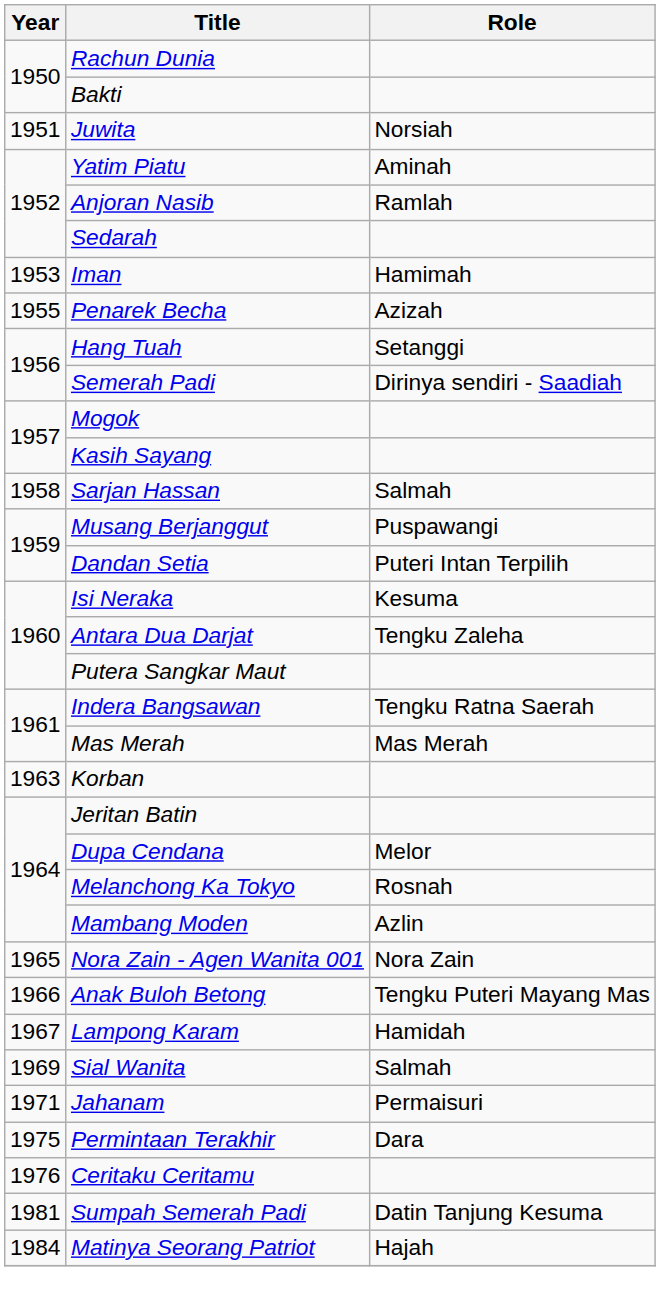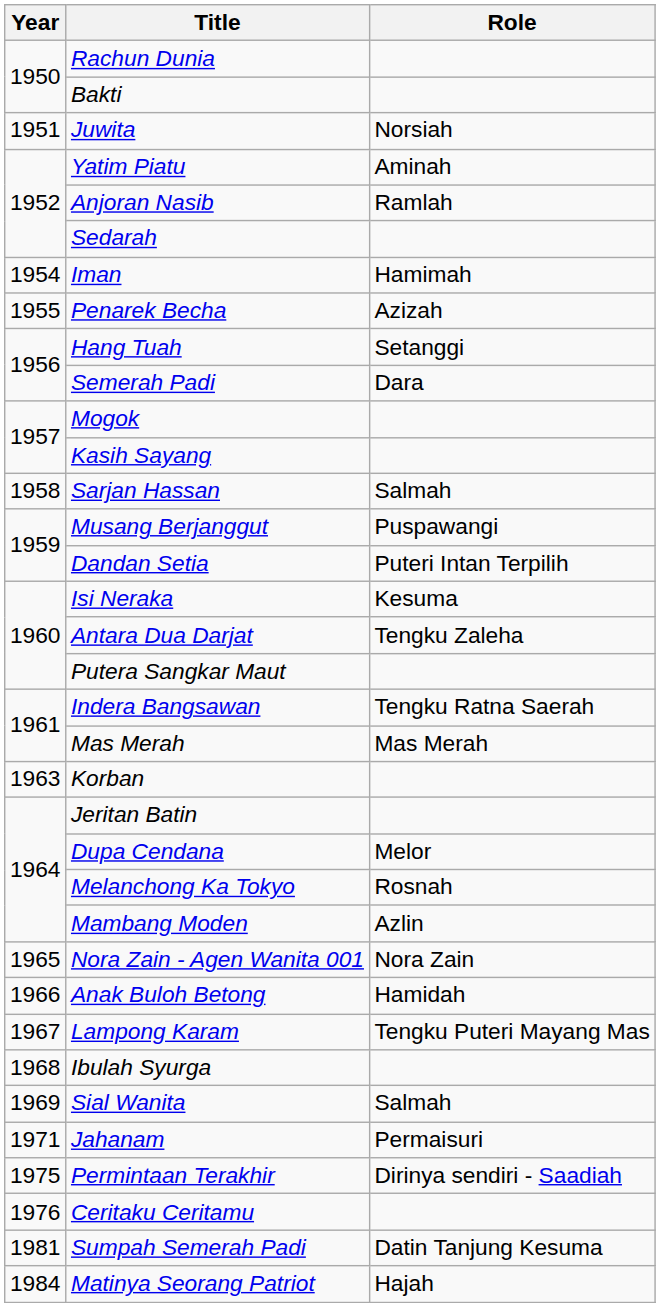(35, 274) 1953 -> (35, 274) 1954
(498, 382) Dirinya sendiri - Saadiah -> (399, 382) Dara
(512, 995) Tengku Puteri Mayang Mas -> (420, 995) Hamidah
(420, 1031) Hamidah -> (512, 1031) Tengku Puteri Mayang Mas
+ row: (141, 1067)
(399, 1139) Dara -> (498, 1175) Dirinya sendiri - Saadiah
